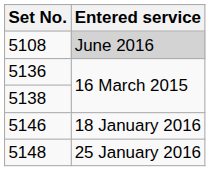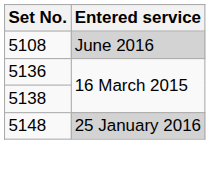- row: (27, 125)
(138, 152) no background -> (138, 125) lightgrey background
